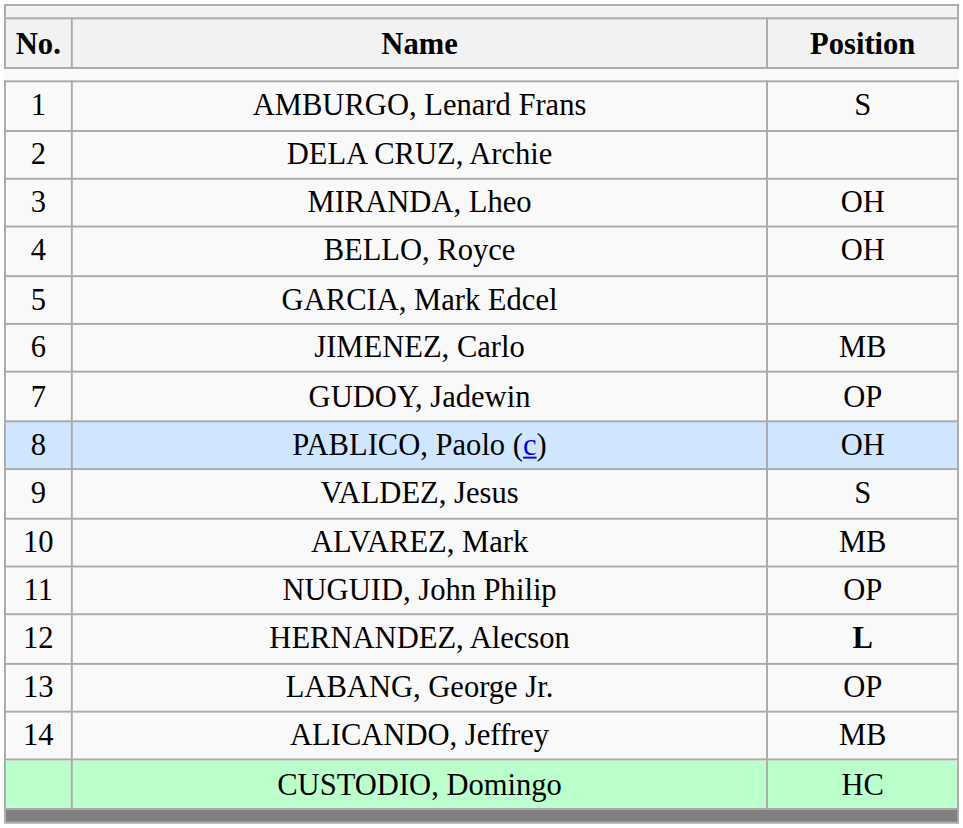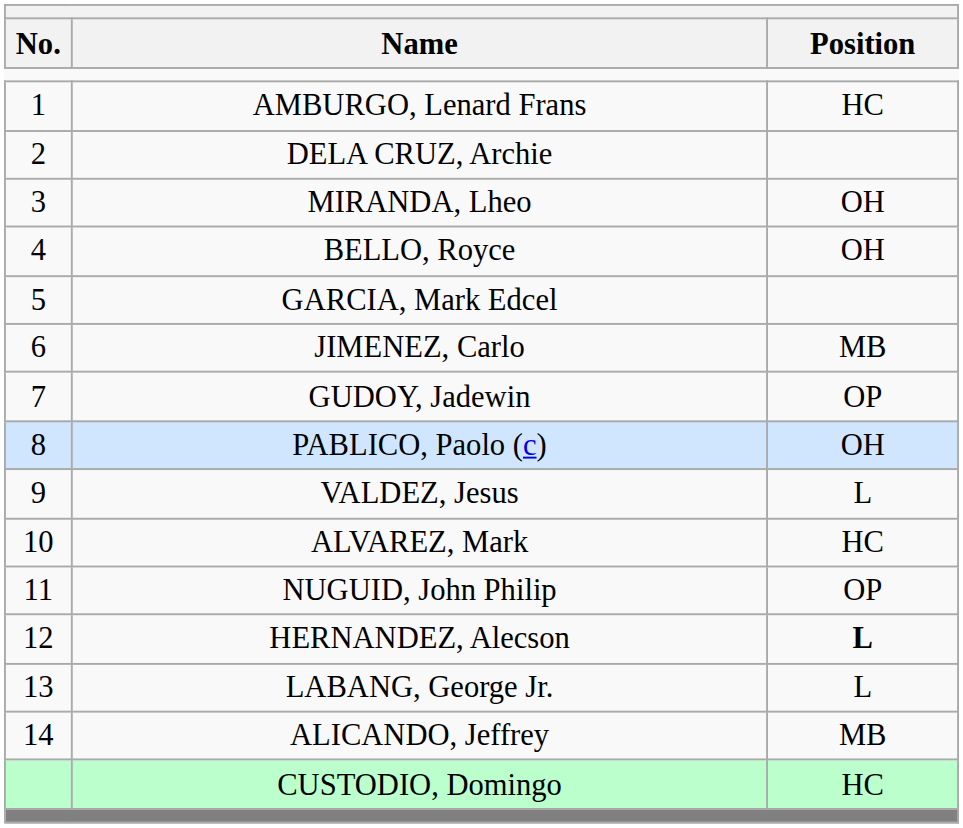(863, 105) S -> (863, 105) HC
(863, 493) S -> (863, 493) L
(863, 541) MB -> (863, 541) HC
(863, 686) OP -> (863, 686) L
